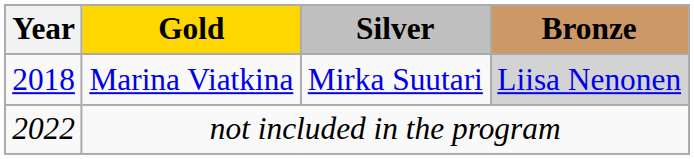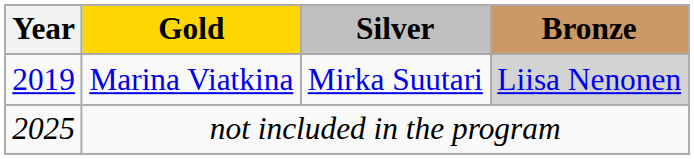(44, 79) 2018 -> (44, 79) 2019
(44, 128) 2022 -> (44, 128) 2025
